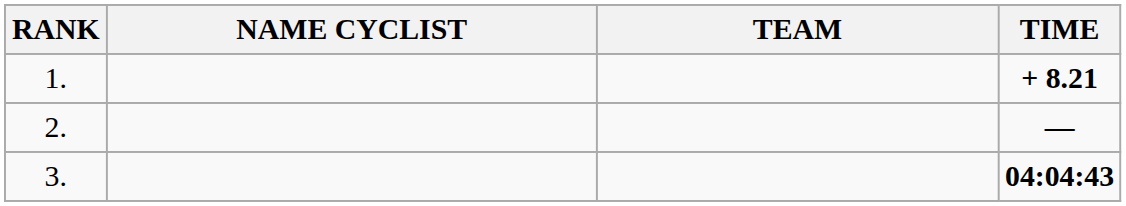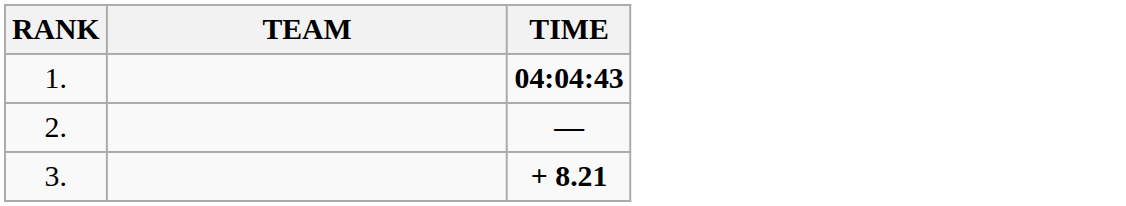- column: (352, 29)
(1060, 78) + 8.21 -> (569, 78) 04:04:43
(1060, 176) 04:04:43 -> (569, 176) + 8.21
